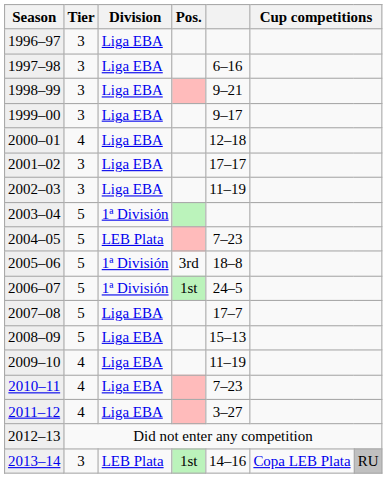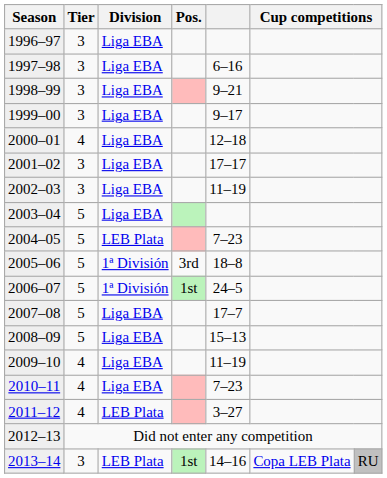(135, 213) 1ª División -> (132, 213) Liga EBA
(132, 411) Liga EBA -> (133, 411) LEB Plata
